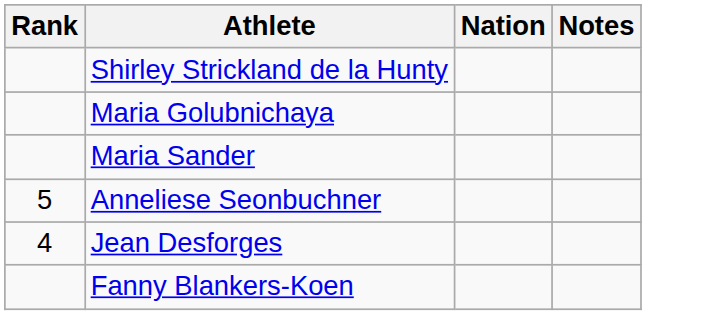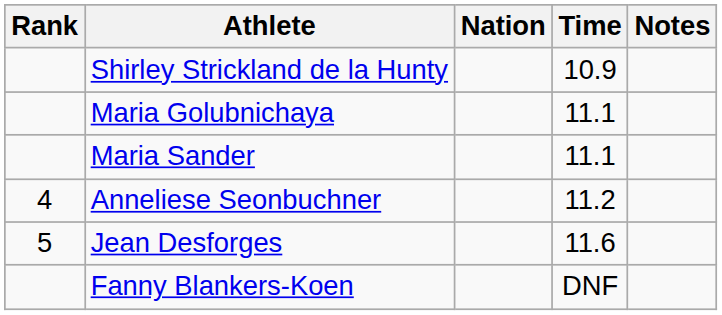+ column: (590, 26)
(45, 199) 5 -> (45, 199) 4
(45, 243) 4 -> (45, 243) 5
